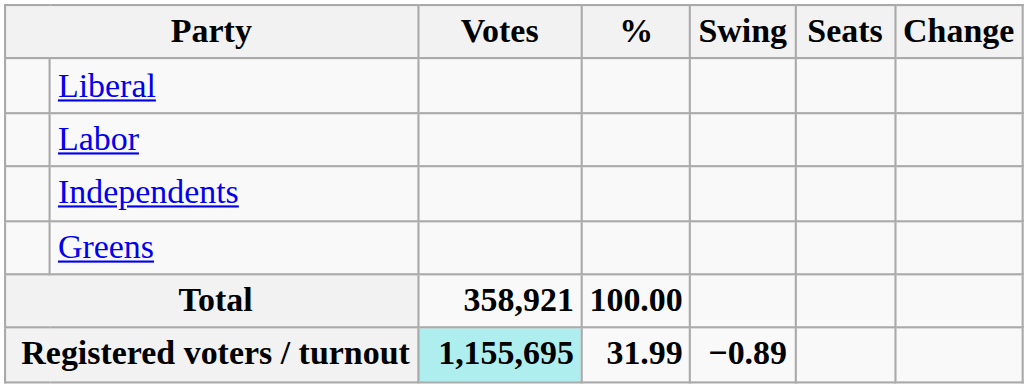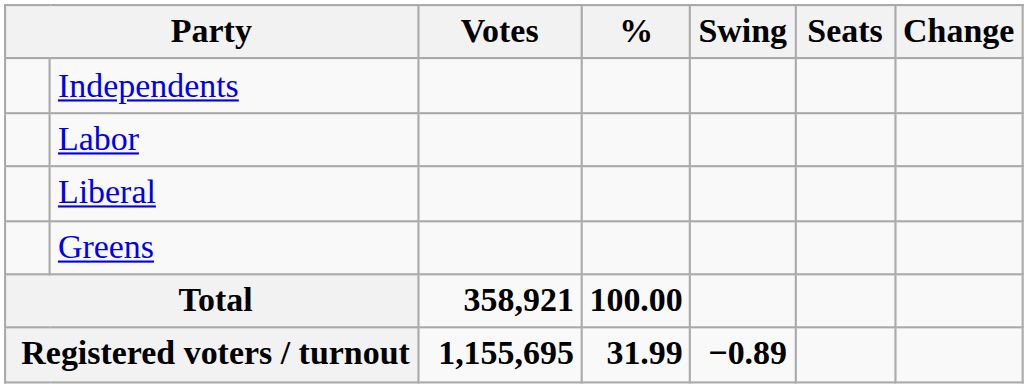rows swapped: (148, 192) <-> (107, 85)
(506, 354) paleturquoise background -> (506, 354) no background
